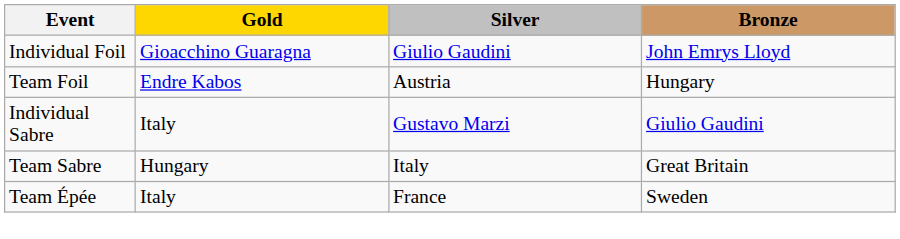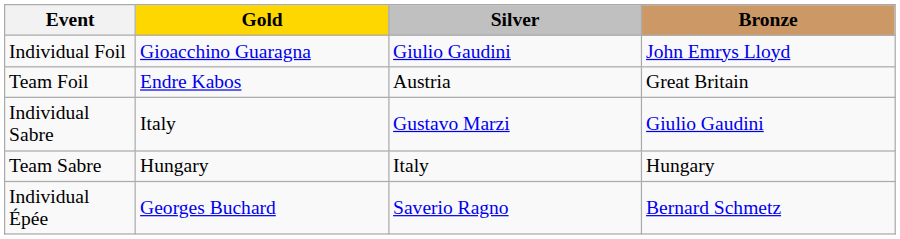(680, 81) Hungary -> (697, 81) Great Britain
(697, 165) Great Britain -> (680, 165) Hungary
+ row: (49, 207)
- row: (53, 196)
